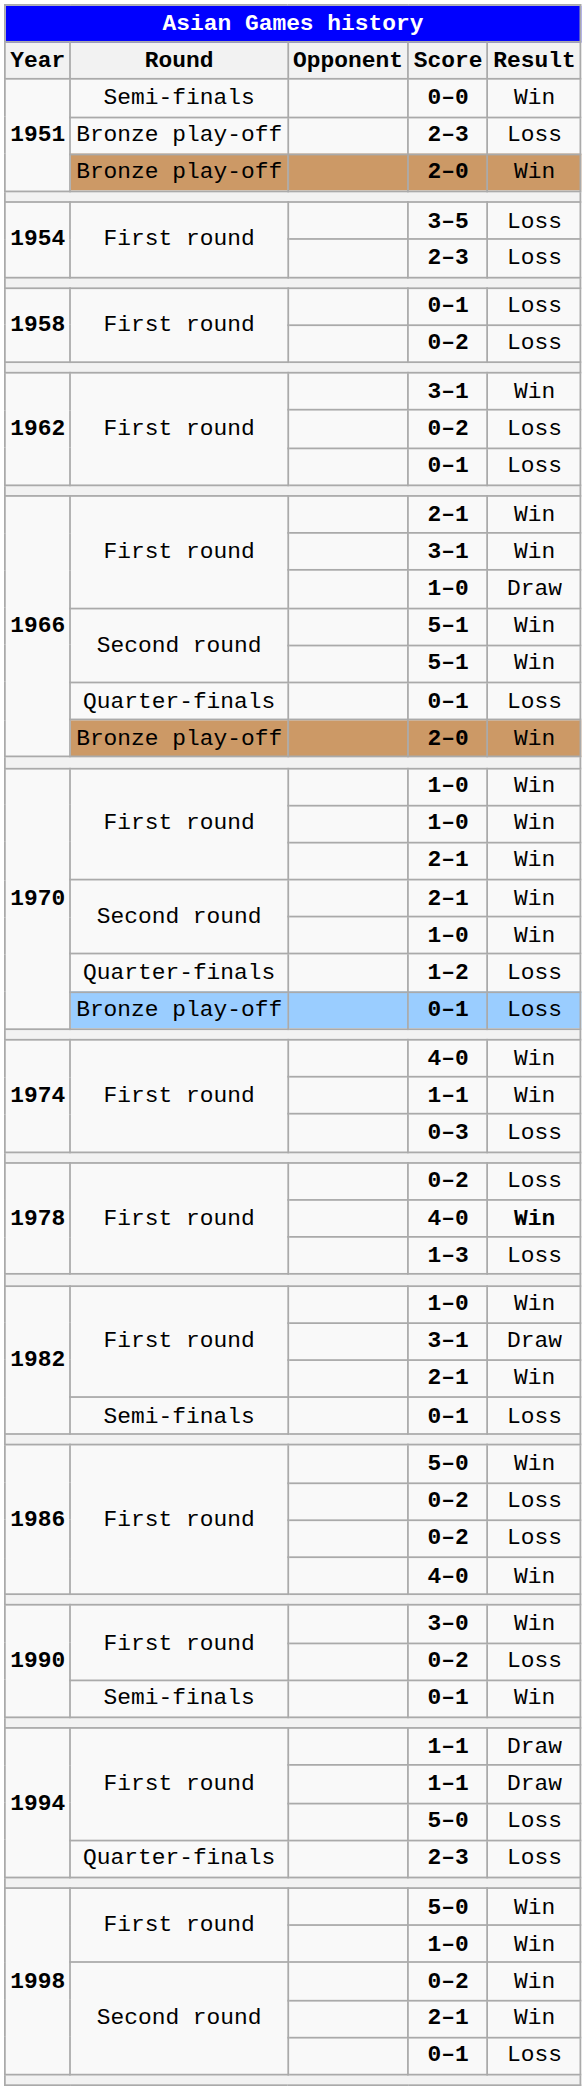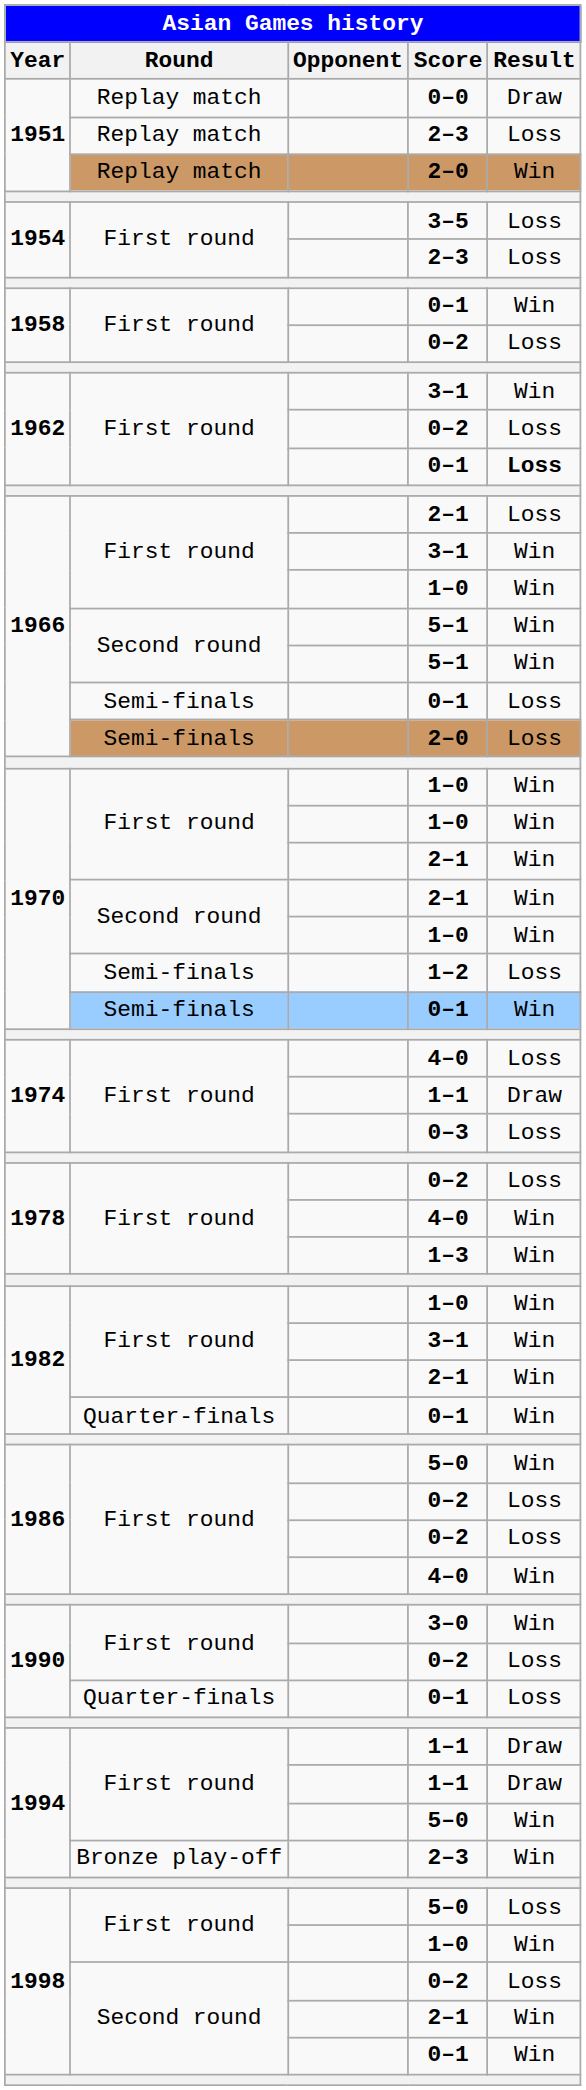(179, 98) Semi-finals -> (179, 98) Replay match
(535, 98) Win -> (535, 98) Draw
(179, 135) Bronze play-off -> (179, 135) Replay match
(179, 173) Bronze play-off -> (179, 173) Replay match
(535, 306) Loss -> (535, 306) Win
(535, 466) normal -> (535, 466) bold
(535, 515) Win -> (535, 515) Loss
(535, 589) Draw -> (535, 589) Win
(179, 701) Quarter-finals -> (179, 701) Semi-finals
(179, 738) Bronze play-off -> (179, 738) Semi-finals
(535, 738) Win -> (535, 738) Loss
(179, 973) Quarter-finals -> (179, 973) Semi-finals
(179, 1010) Bronze play-off -> (179, 1010) Semi-finals
(535, 1010) Loss -> (535, 1010) Win
(535, 1058) Win -> (535, 1058) Loss
(535, 1096) Win -> (535, 1096) Draw
(535, 1218) bold -> (535, 1218) normal
(535, 1256) Loss -> (535, 1256) Win
(535, 1341) Draw -> (535, 1341) Win
(179, 1416) Semi-finals -> (179, 1416) Quarter-finals
(535, 1416) Loss -> (535, 1416) Win
(179, 1699) Semi-finals -> (179, 1699) Quarter-finals
(535, 1699) Win -> (535, 1699) Loss
(535, 1821) Loss -> (535, 1821) Win
(179, 1859) Quarter-finals -> (179, 1859) Bronze play-off
(535, 1859) Loss -> (535, 1859) Win
(535, 1907) Win -> (535, 1907) Loss
(535, 1981) Win -> (535, 1981) Loss
(535, 2056) Loss -> (535, 2056) Win
